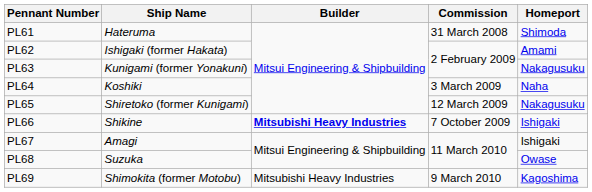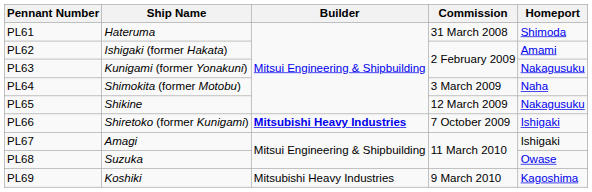(123, 86) Koshiki -> (173, 86) Shimokita (former Motobu)
(177, 104) Shiretoko (former Kunigami) -> (123, 104) Shikine
(123, 123) Shikine -> (177, 123) Shiretoko (former Kunigami)
(173, 178) Shimokita (former Motobu) -> (123, 178) Koshiki
